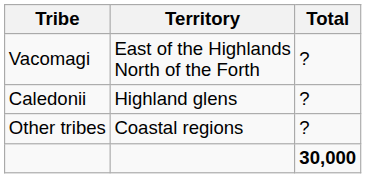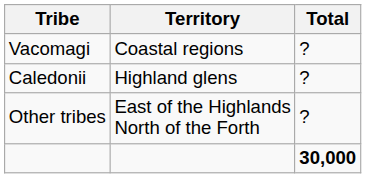(203, 59) East of the Highlands North of the Forth -> (179, 48) Coastal regions
(179, 128) Coastal regions -> (203, 117) East of the Highlands North of the Forth
